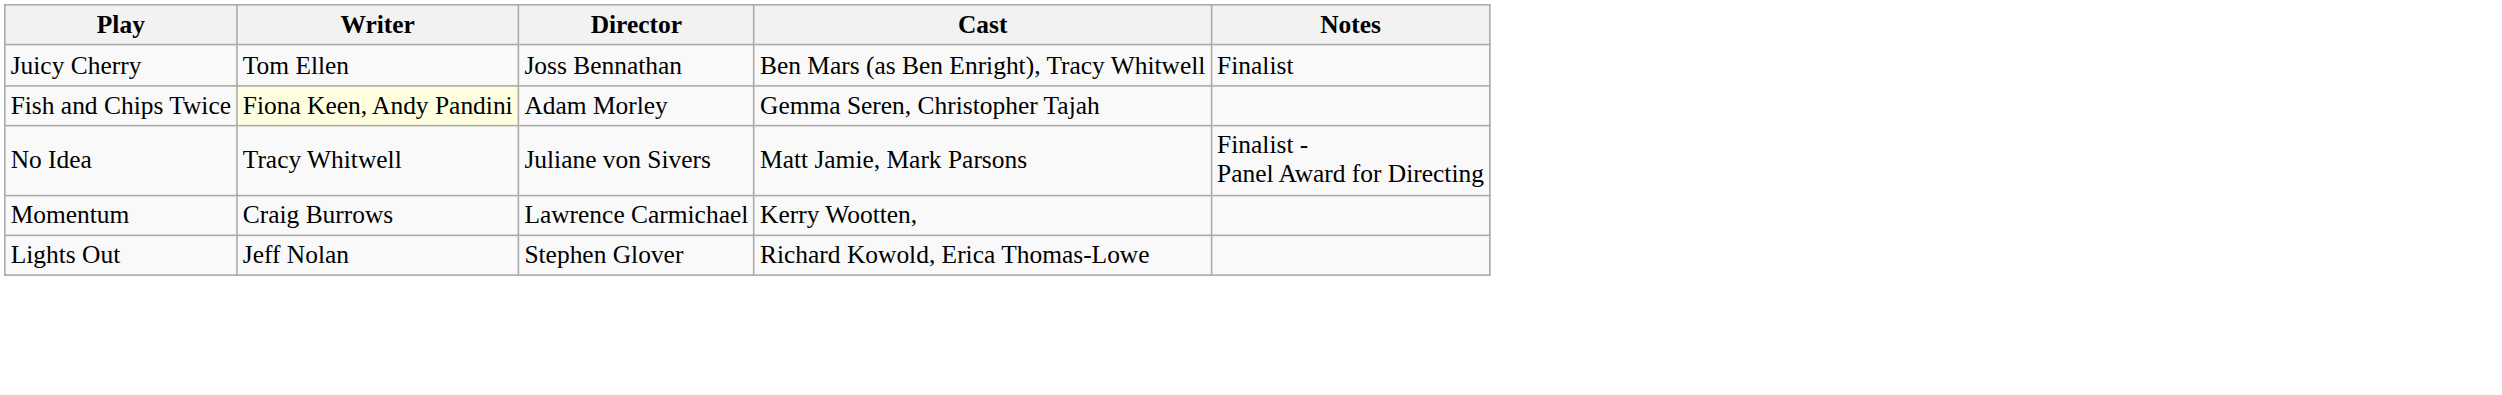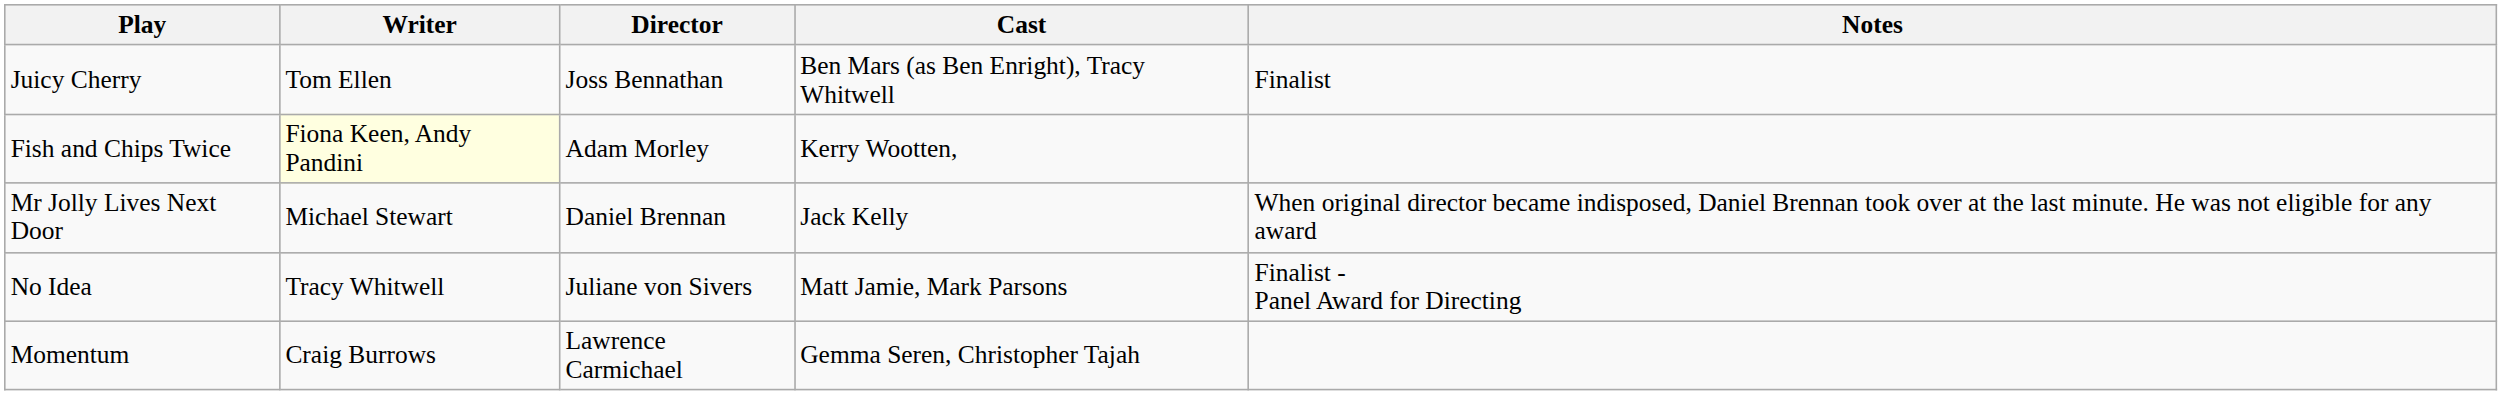(930, 105) Gemma Seren, Christopher Tajah -> (879, 148) Kerry Wootten,
+ row: (113, 217)
(839, 214) Kerry Wootten, -> (970, 355) Gemma Seren, Christopher Tajah
- row: (65, 255)
